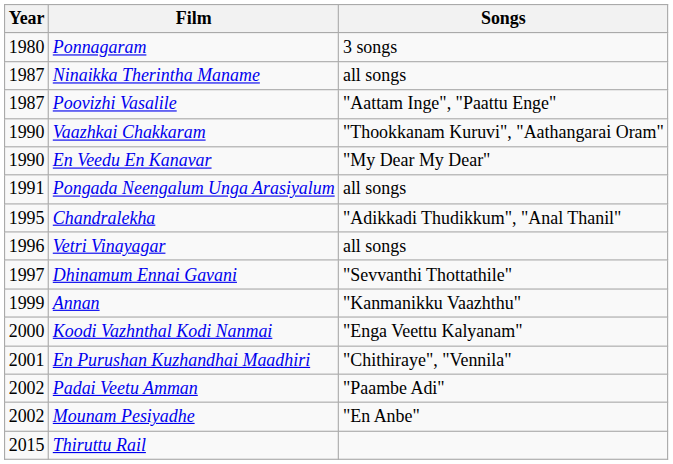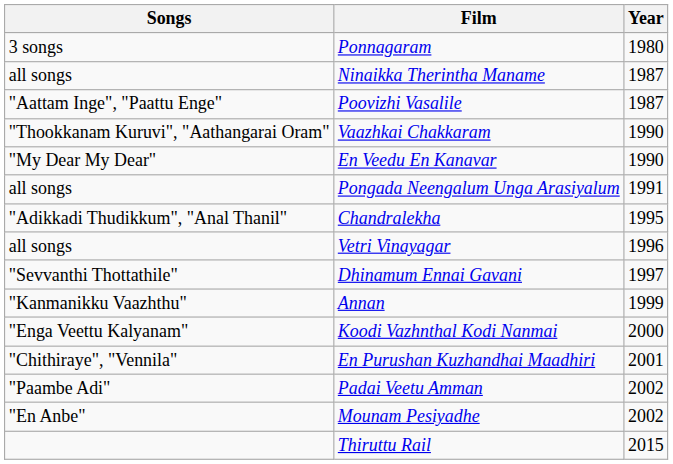columns swapped: (27, 18) <-> (503, 18)
